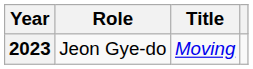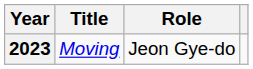columns swapped: (205, 19) <-> (113, 19)
